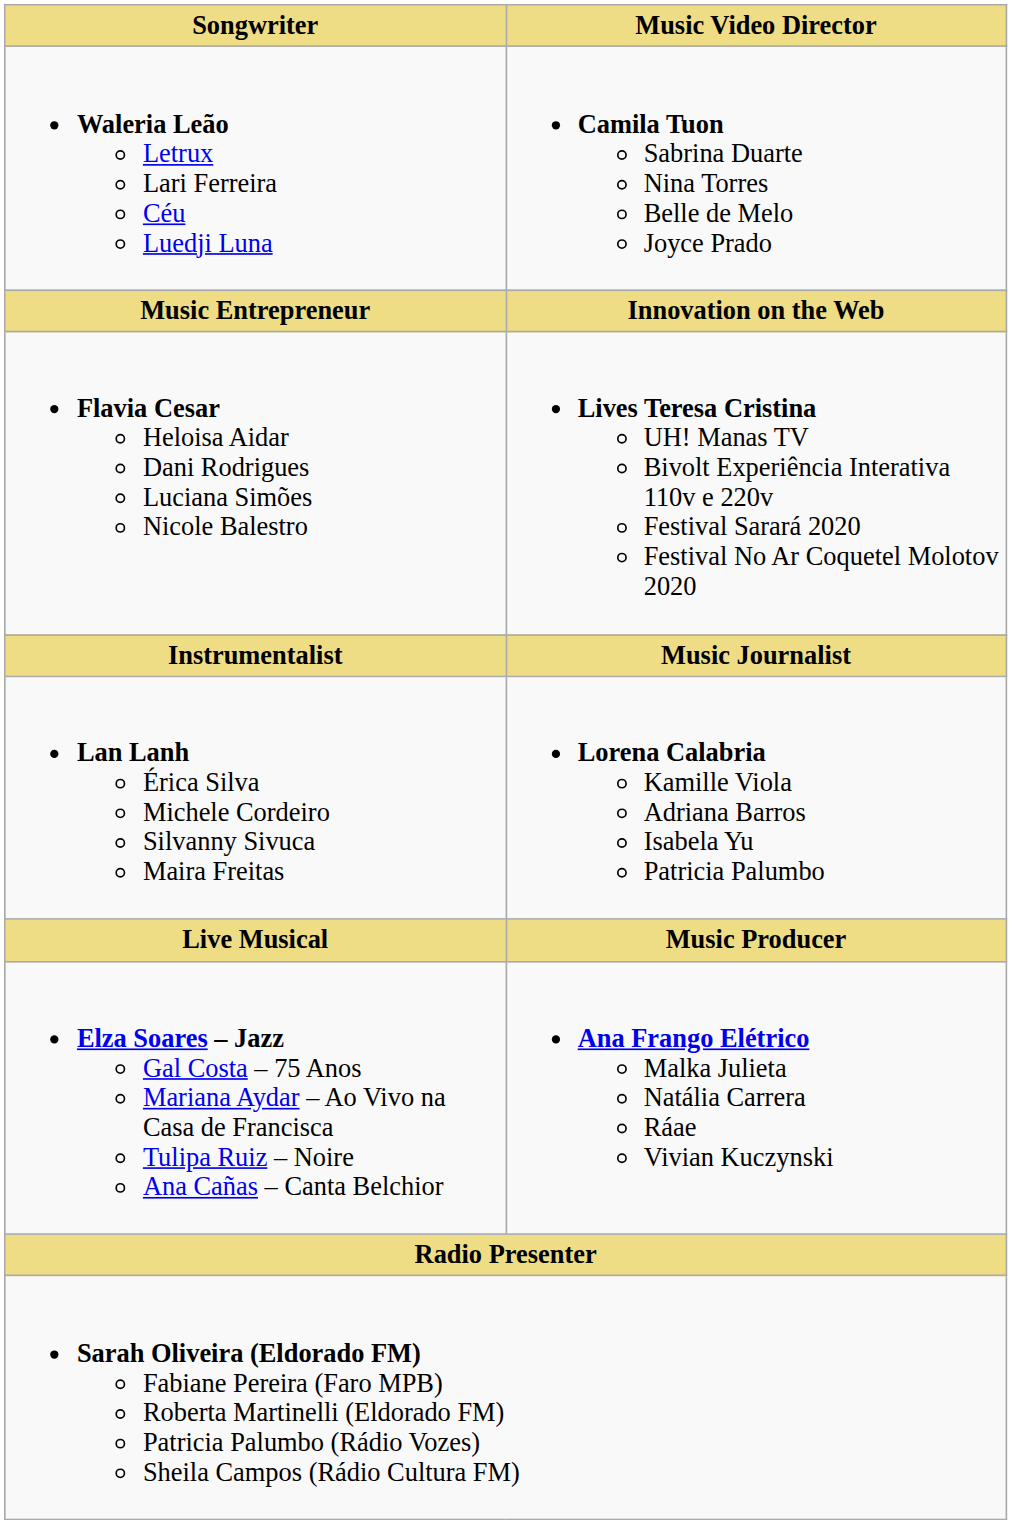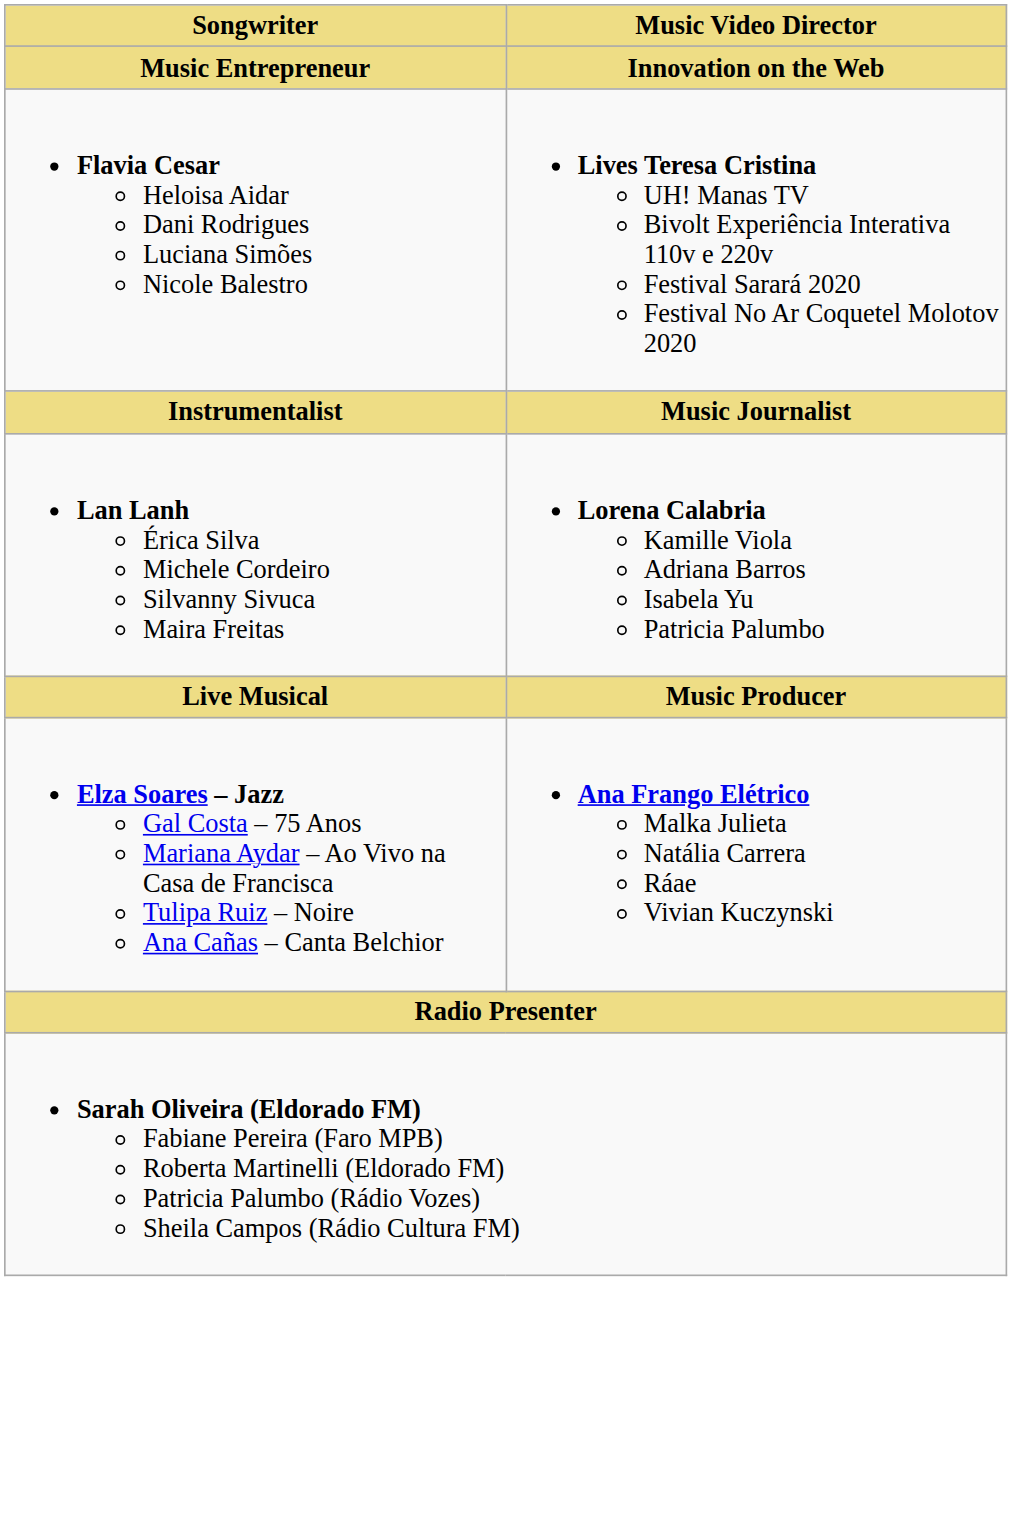- row: (255, 183)
